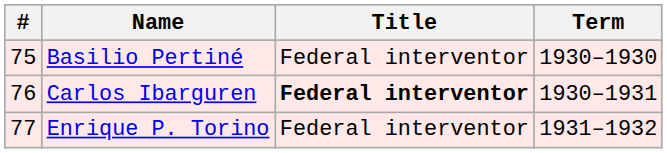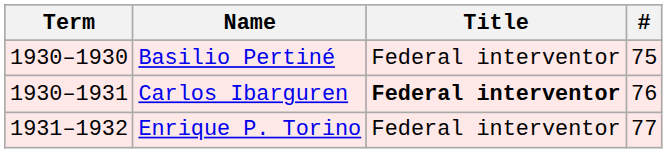columns swapped: (23, 23) <-> (598, 23)
